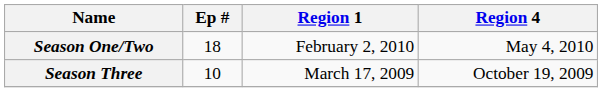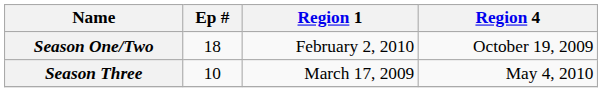(550, 45) May 4, 2010 -> (533, 45) October 19, 2009
(533, 73) October 19, 2009 -> (550, 73) May 4, 2010
